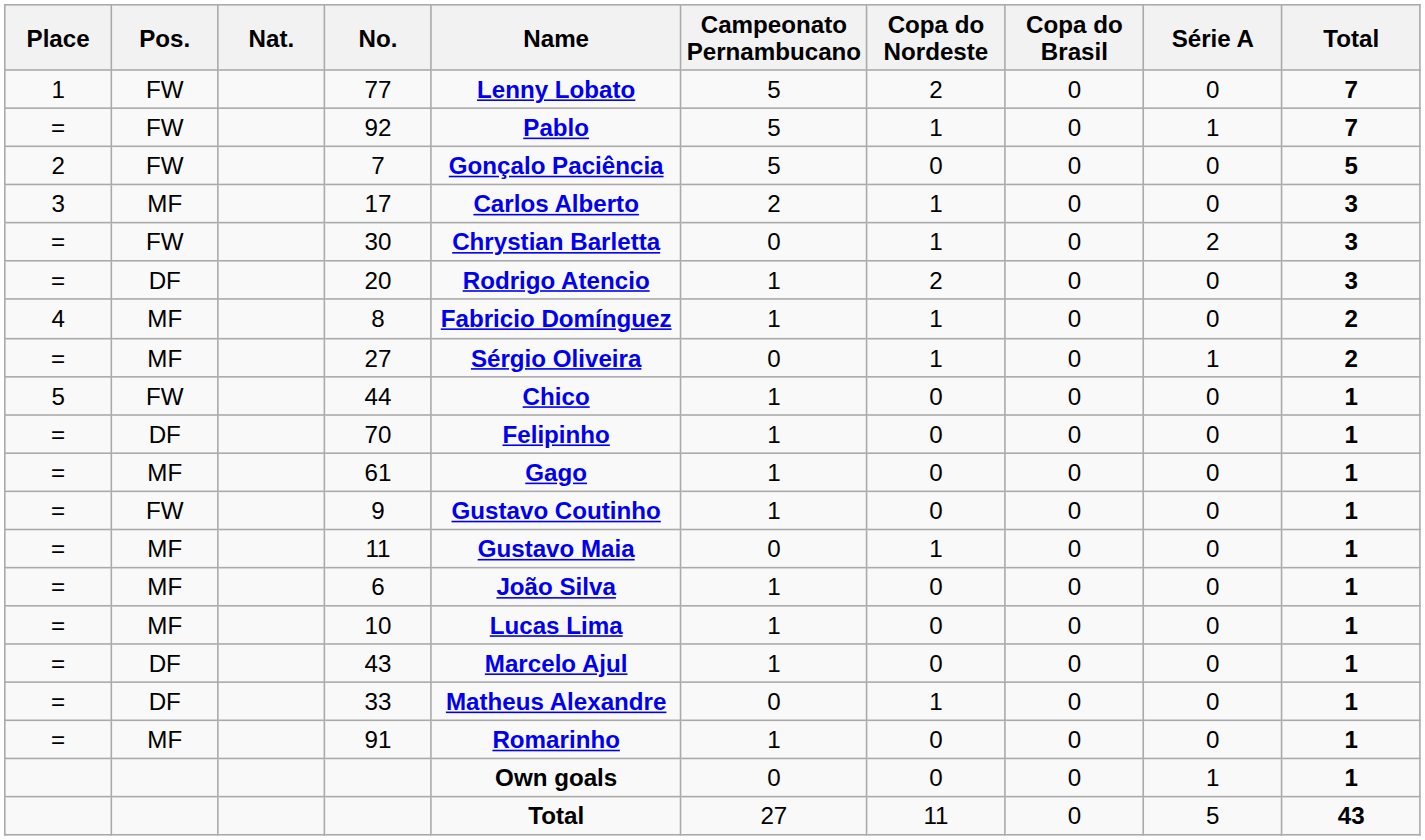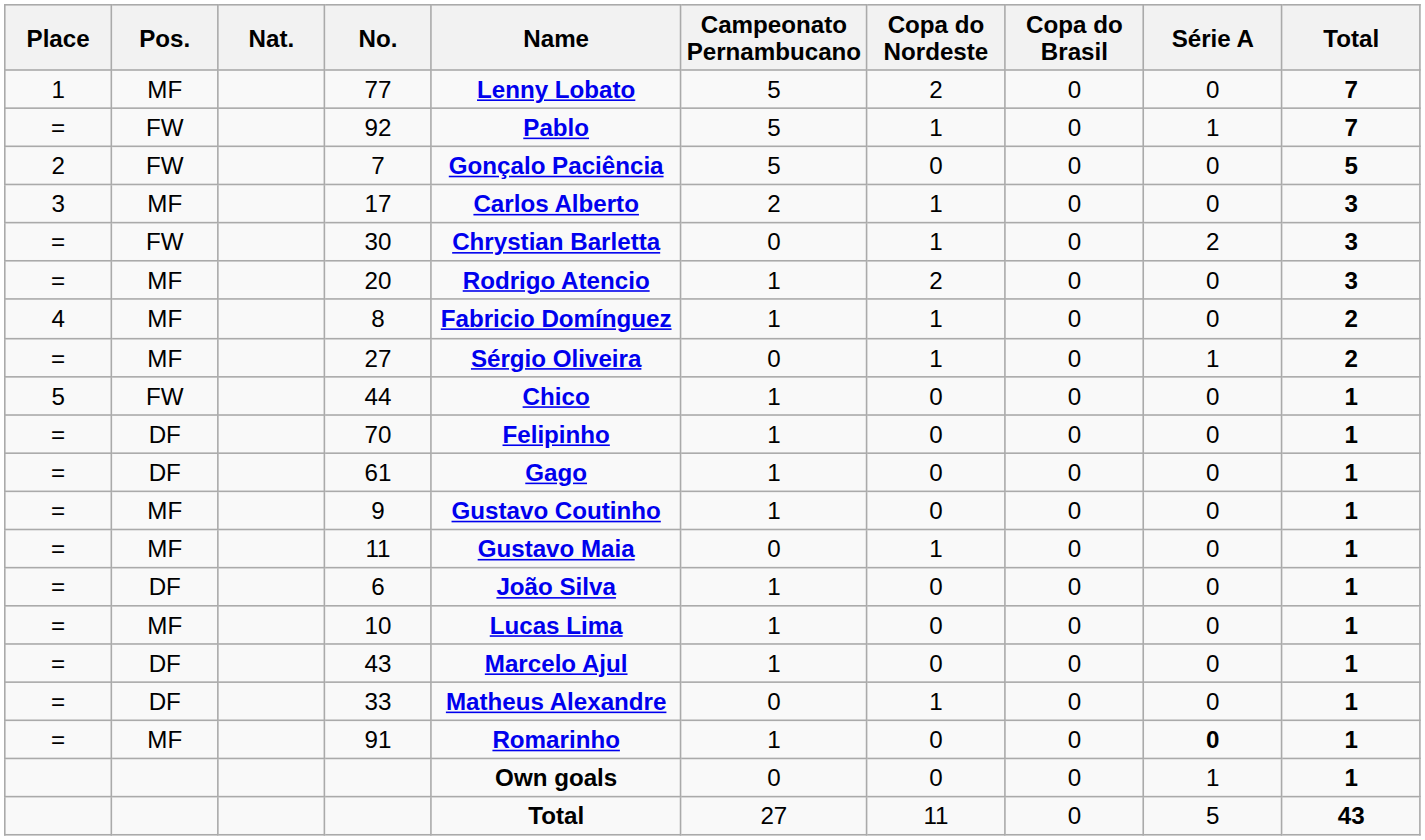(165, 89) FW -> (165, 89) MF
(165, 281) DF -> (165, 281) MF
(165, 472) MF -> (165, 472) DF
(165, 510) FW -> (165, 510) MF
(165, 587) MF -> (165, 587) DF
(1213, 740) normal -> (1213, 740) bold
